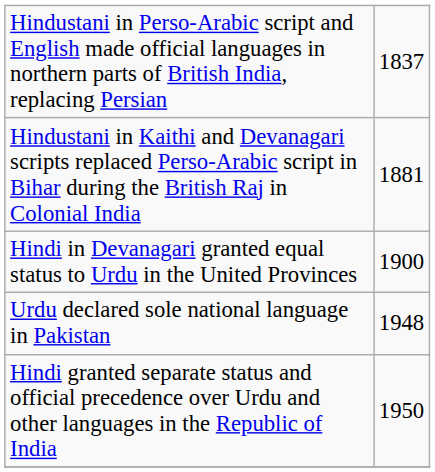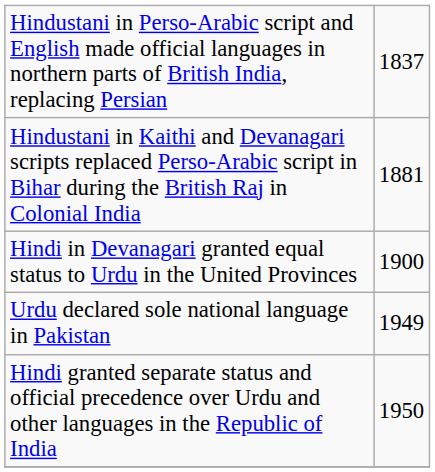(401, 323) 1948 -> (401, 323) 1949
